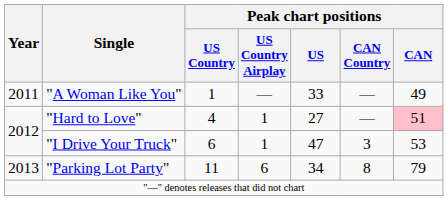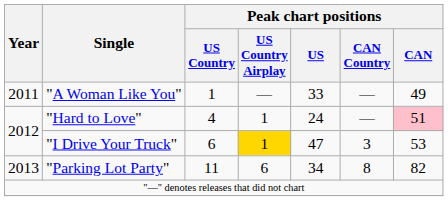(316, 118) 27 -> (316, 118) 24
(264, 143) no background -> (264, 143) gold background
(418, 167) 79 -> (418, 167) 82
